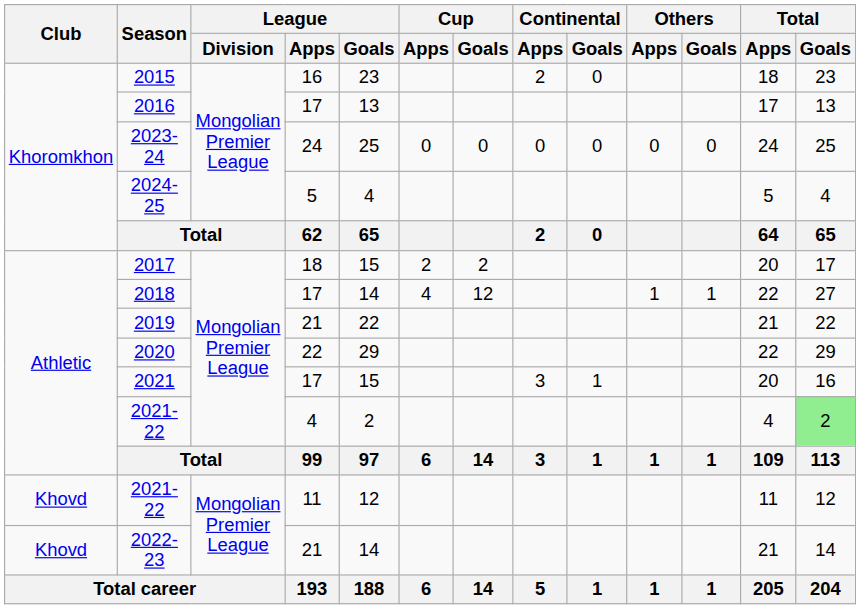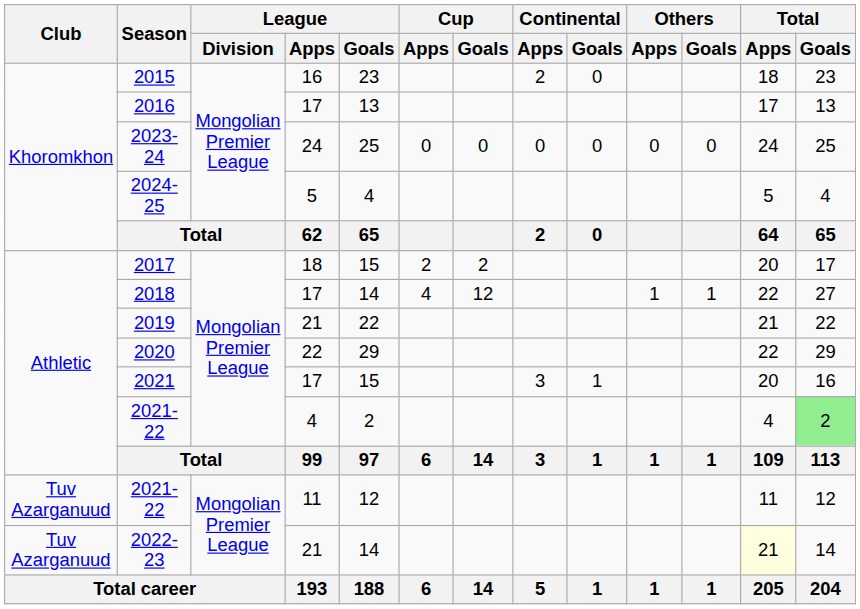(61, 500) Khovd -> (61, 500) Tuv Azarganuud
(61, 549) Khovd -> (61, 549) Tuv Azarganuud
(768, 549) no background -> (768, 549) lightyellow background
